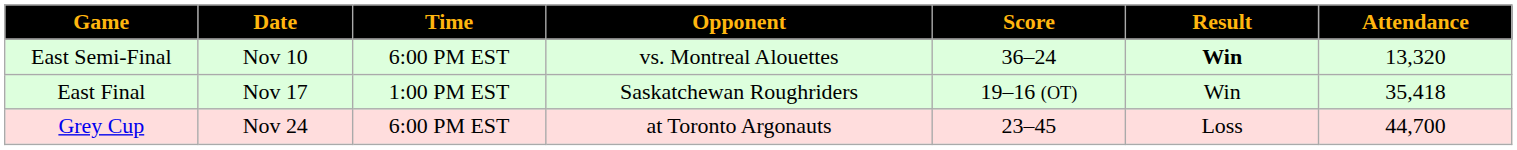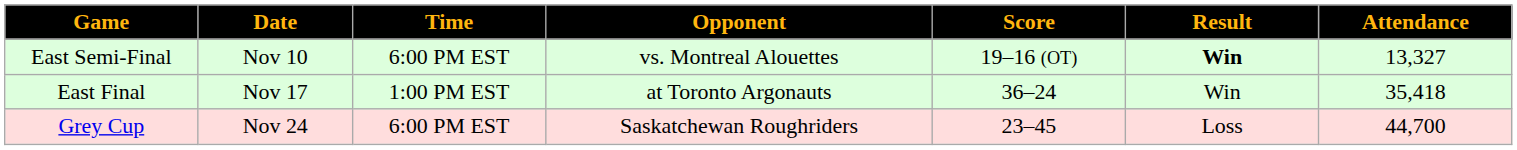(1029, 56) 36–24 -> (1029, 56) 19–16 (OT)
(1415, 56) 13,320 -> (1415, 56) 13,327
(739, 91) Saskatchewan Roughriders -> (739, 91) at Toronto Argonauts
(1029, 91) 19–16 (OT) -> (1029, 91) 36–24
(739, 126) at Toronto Argonauts -> (739, 126) Saskatchewan Roughriders
